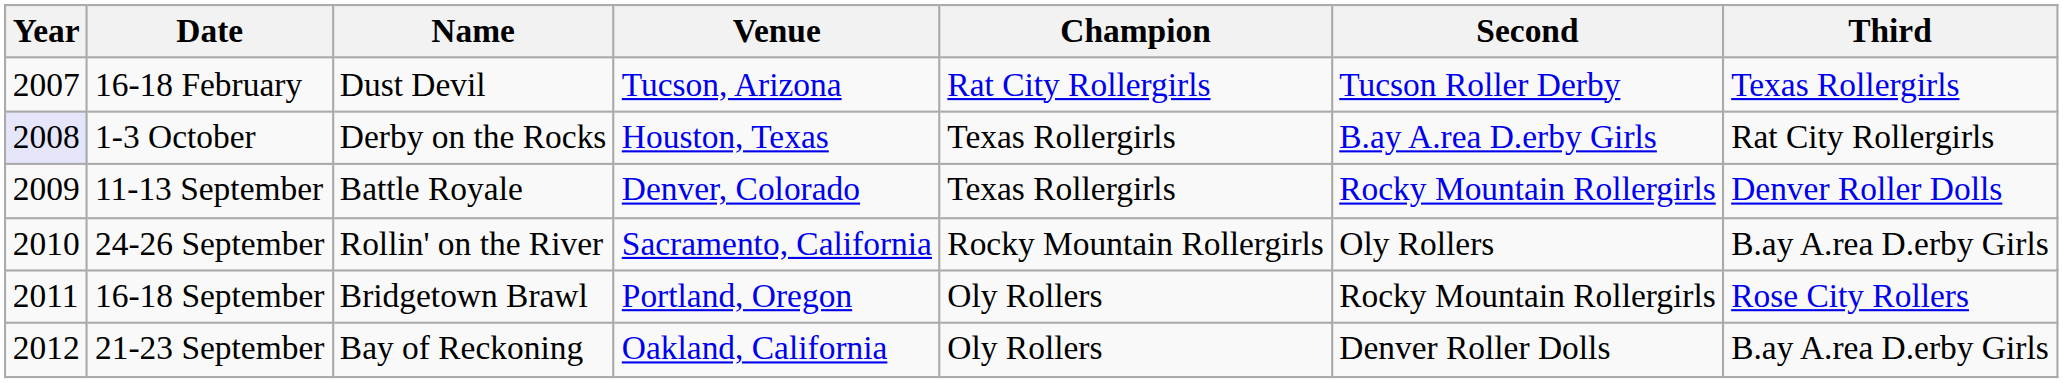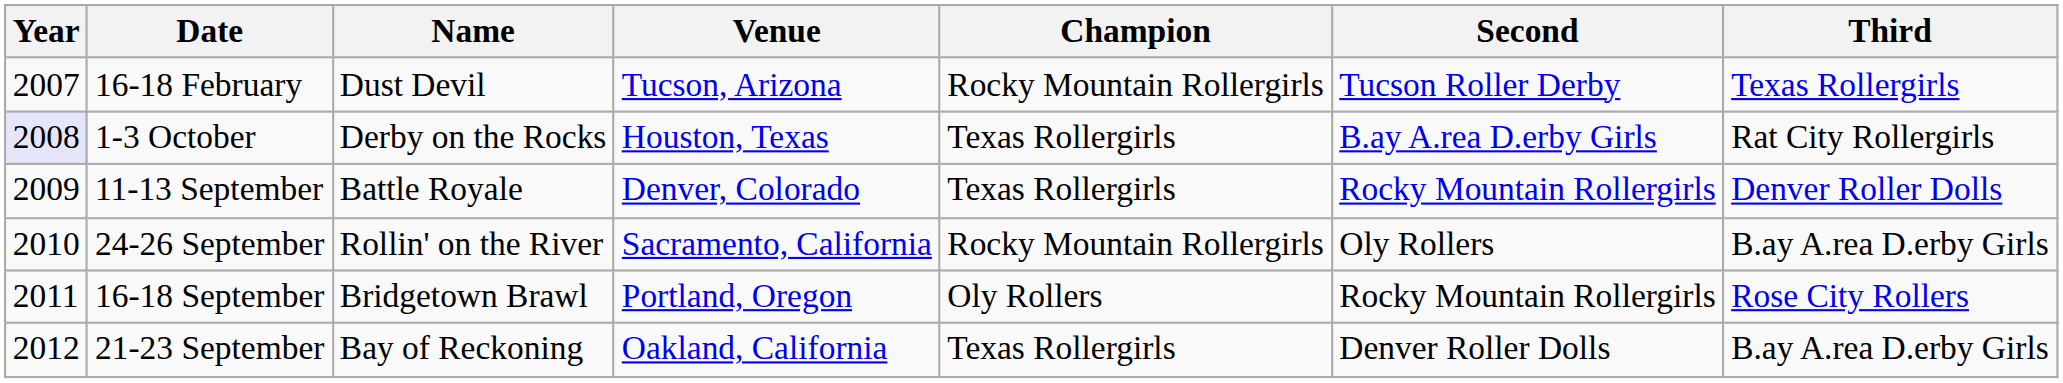(1079, 84) Rat City Rollergirls -> (1136, 84) Rocky Mountain Rollergirls
(1025, 349) Oly Rollers -> (1061, 349) Texas Rollergirls
